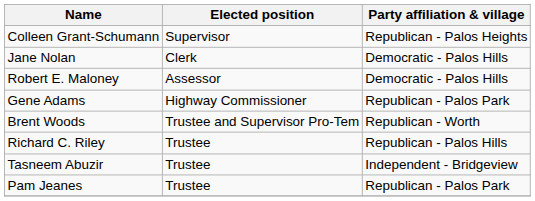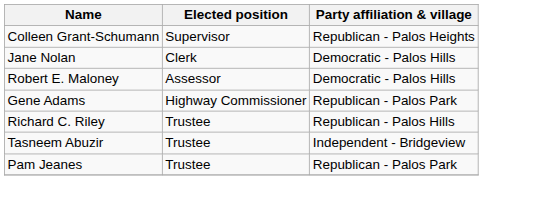- row: (46, 121)
